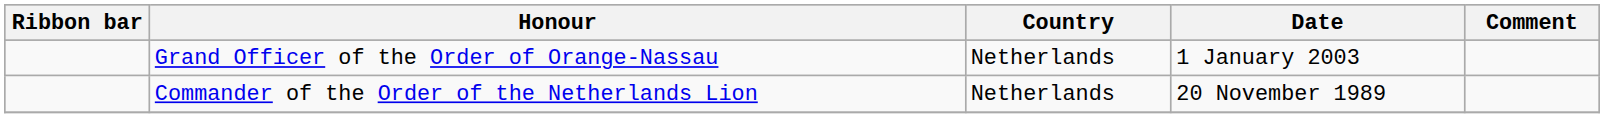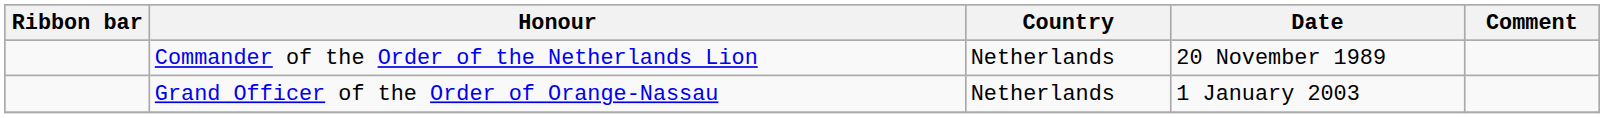rows swapped: (456, 94) <-> (437, 58)
